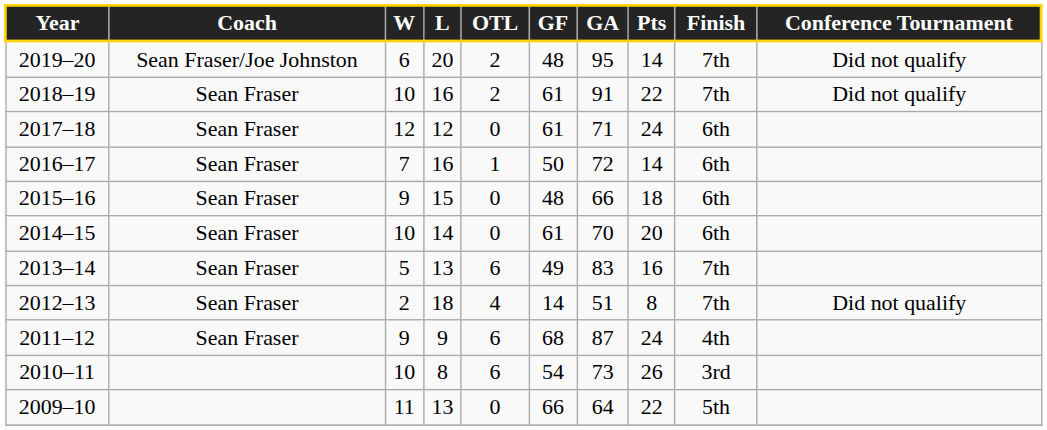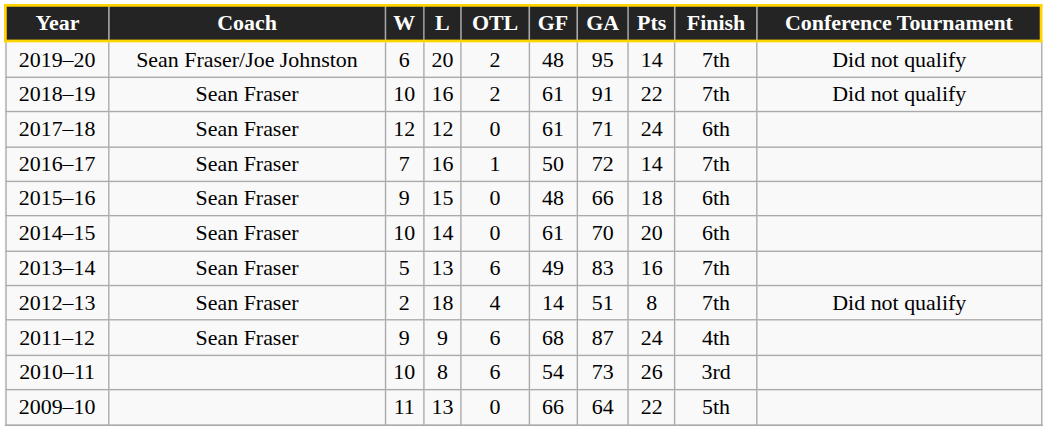(716, 163) 6th -> (716, 163) 7th
